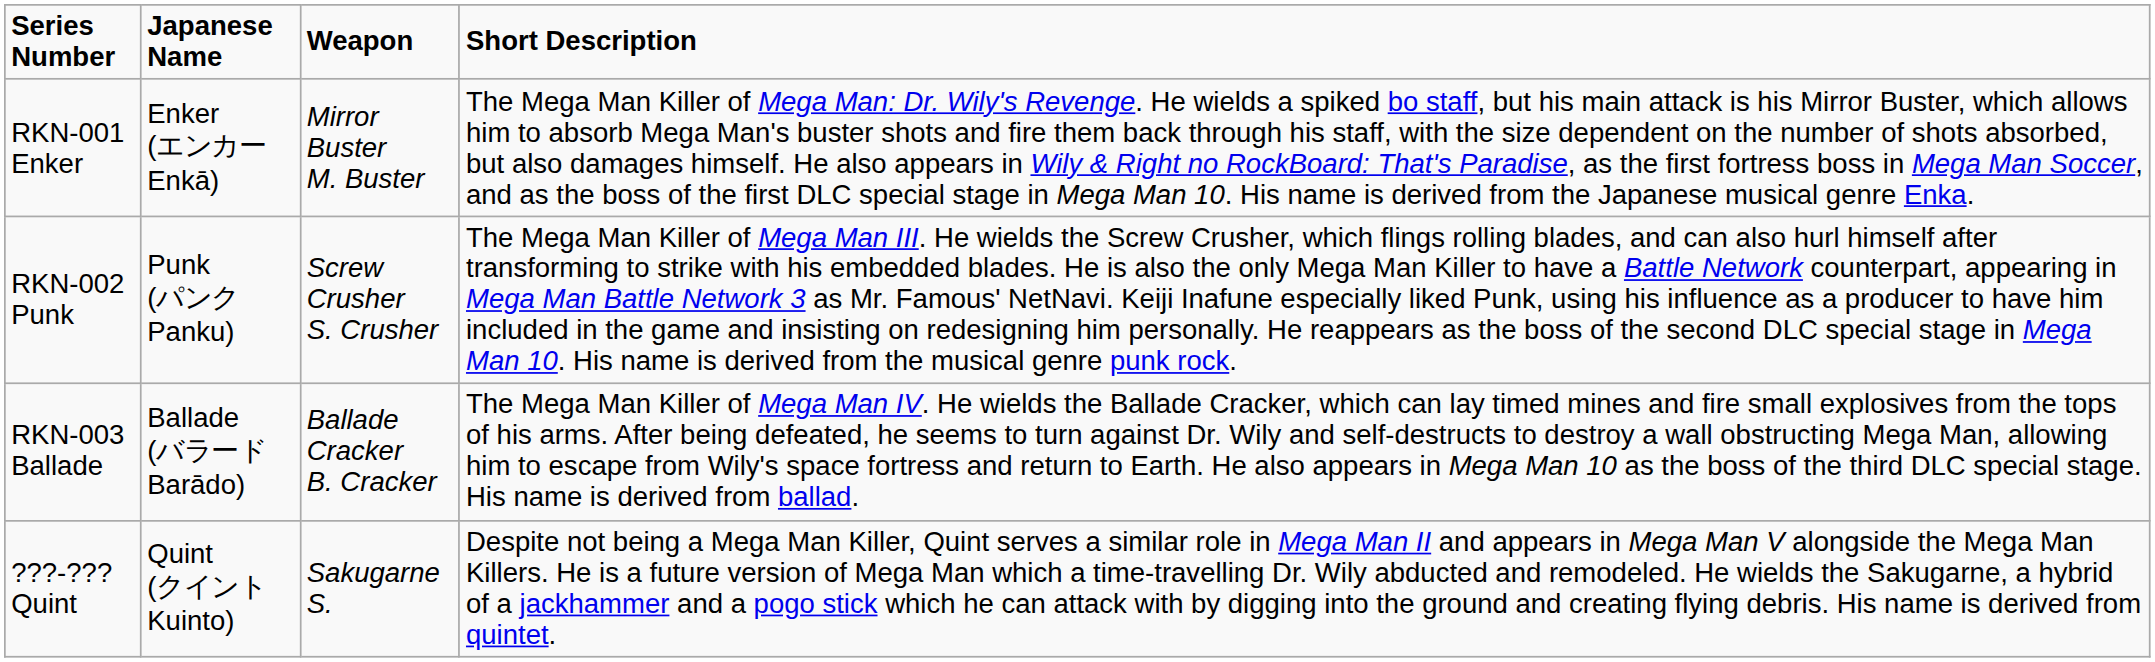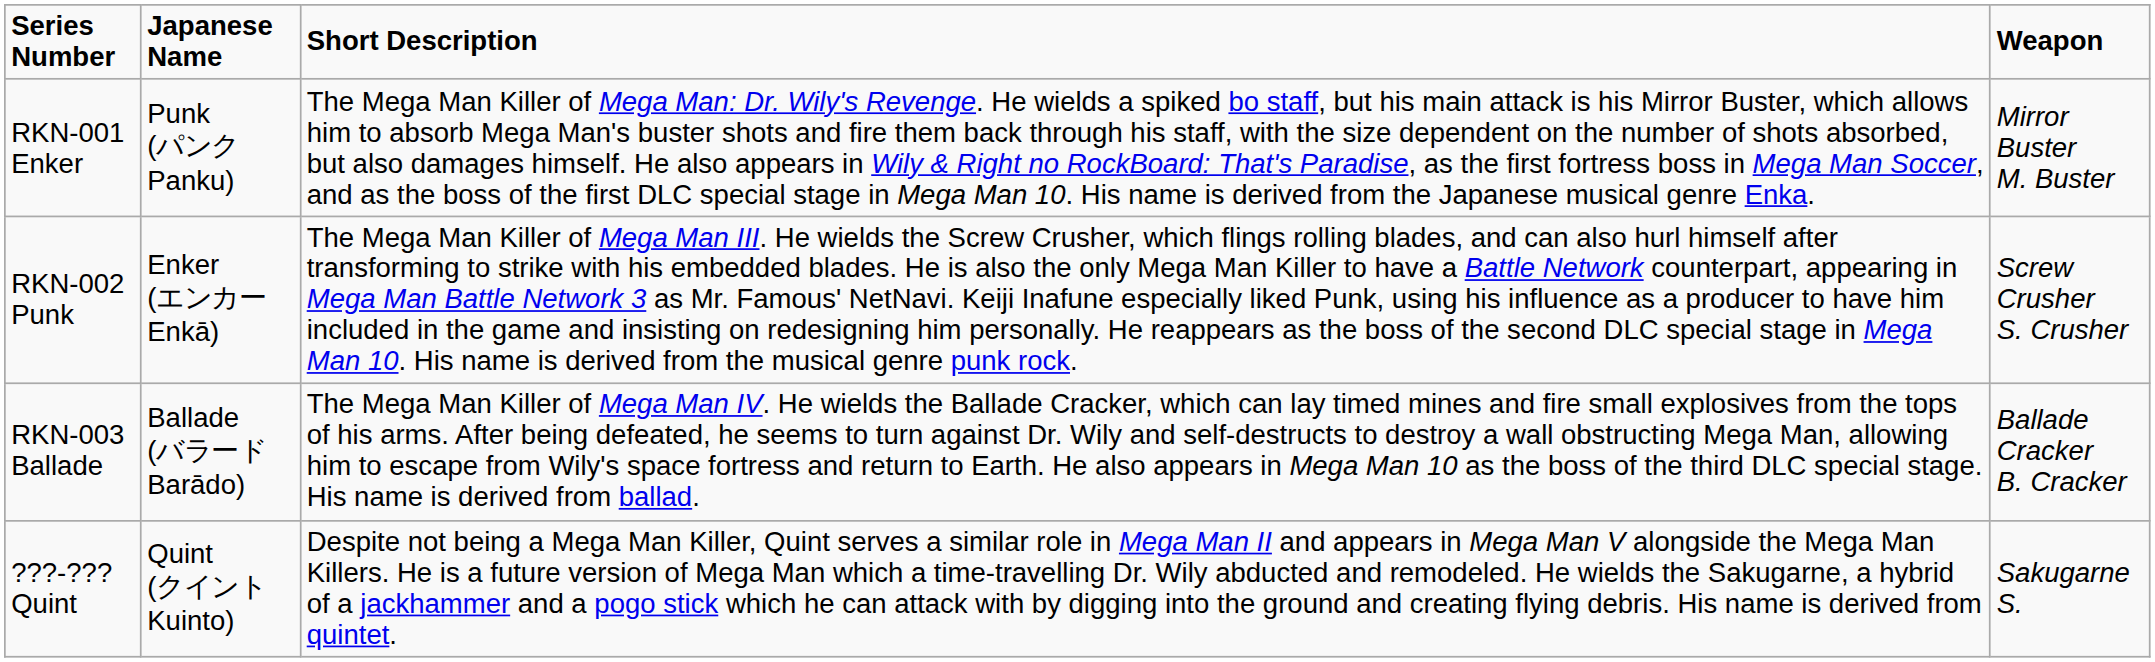columns swapped: (581, 41) <-> (360, 41)
(207, 147) Enker (エンカー Enkā) -> (193, 147) Punk (パンク Panku)
(193, 299) Punk (パンク Panku) -> (207, 299) Enker (エンカー Enkā)
